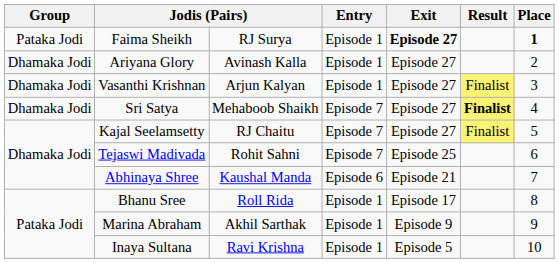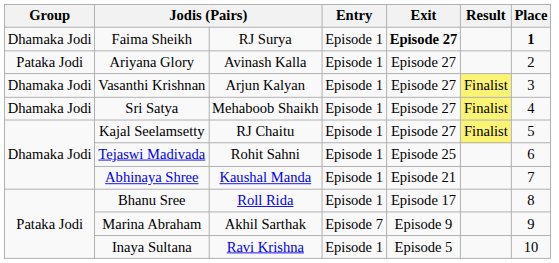(50, 39) Pataka Jodi -> (50, 39) Dhamaka Jodi
(50, 62) Dhamaka Jodi -> (50, 62) Pataka Jodi
(354, 108) Episode 7 -> (354, 108) Episode 1
(487, 108) bold -> (486, 108) normal
(354, 131) Episode 7 -> (354, 131) Episode 1
(354, 154) Episode 7 -> (354, 154) Episode 1
(354, 177) Episode 6 -> (354, 177) Episode 1
(354, 223) Episode 1 -> (354, 223) Episode 7
